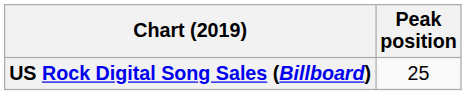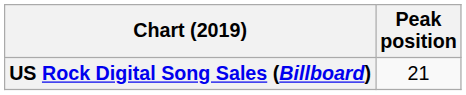(418, 73) 25 -> (418, 73) 21
